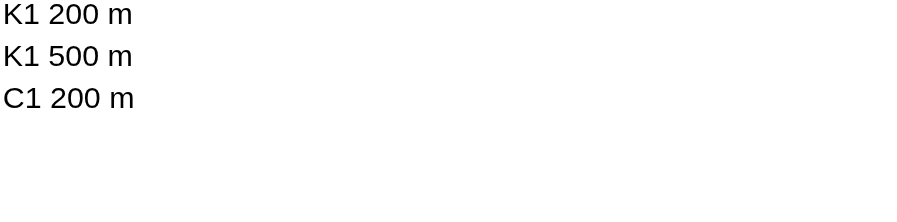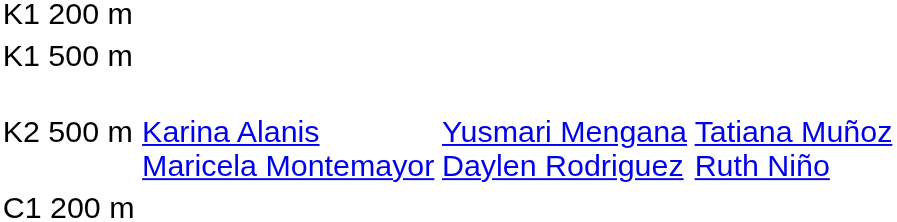+ row: (68, 132)
